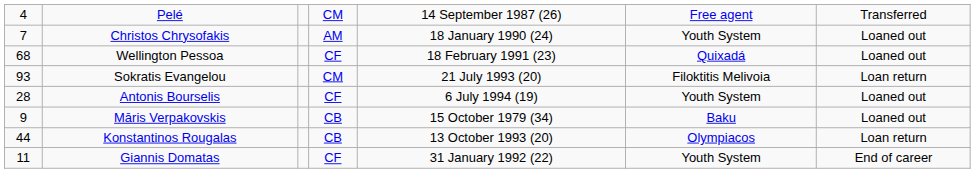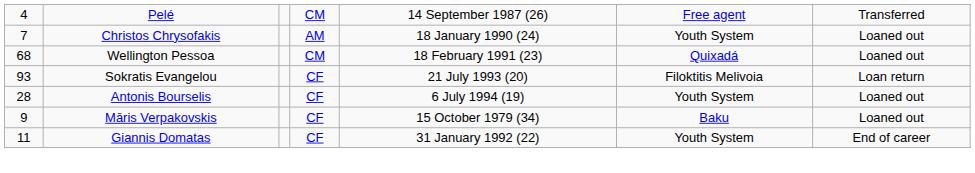(333, 56) CF -> (315, 56) CM
(333, 77) CM -> (315, 77) CF
(333, 117) CB -> (315, 117) CF
- row: (170, 138)
